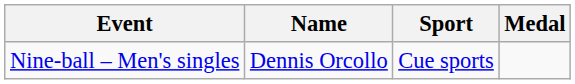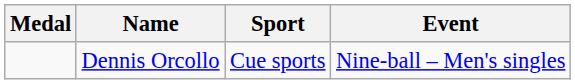columns swapped: (535, 23) <-> (125, 23)
